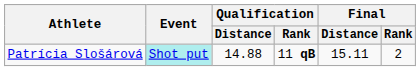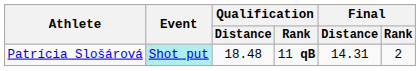(243, 54) 14.88 -> (243, 54) 18.48
(350, 54) 15.11 -> (350, 54) 14.31
